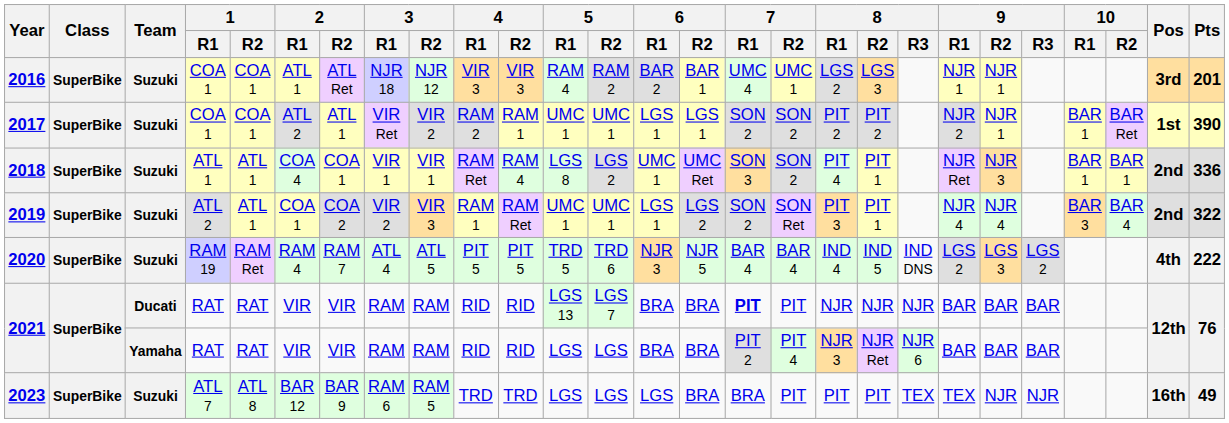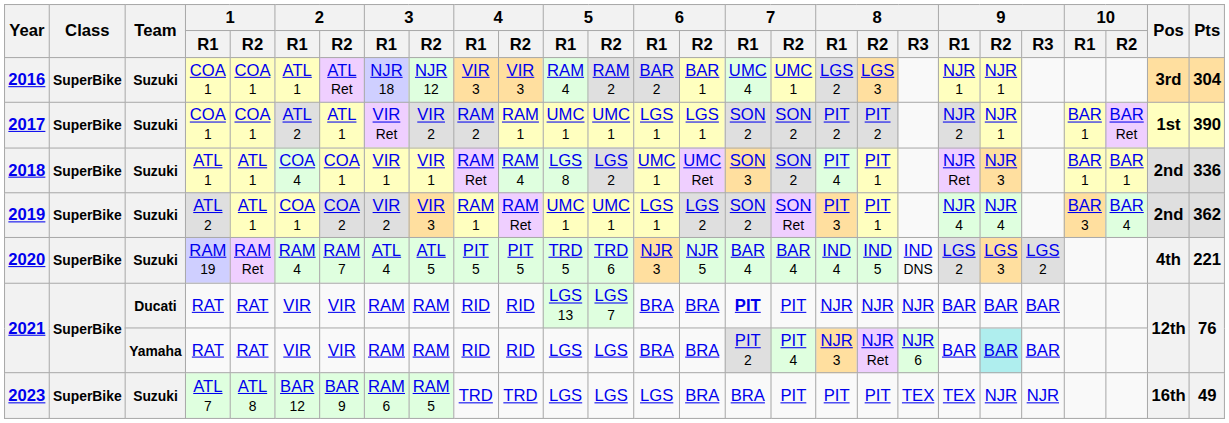(1207, 79) 201 -> (1207, 79) 304
(1207, 215) 322 -> (1207, 215) 362
(1207, 260) 222 -> (1207, 260) 221
(1001, 350) no background -> (1001, 350) paleturquoise background
